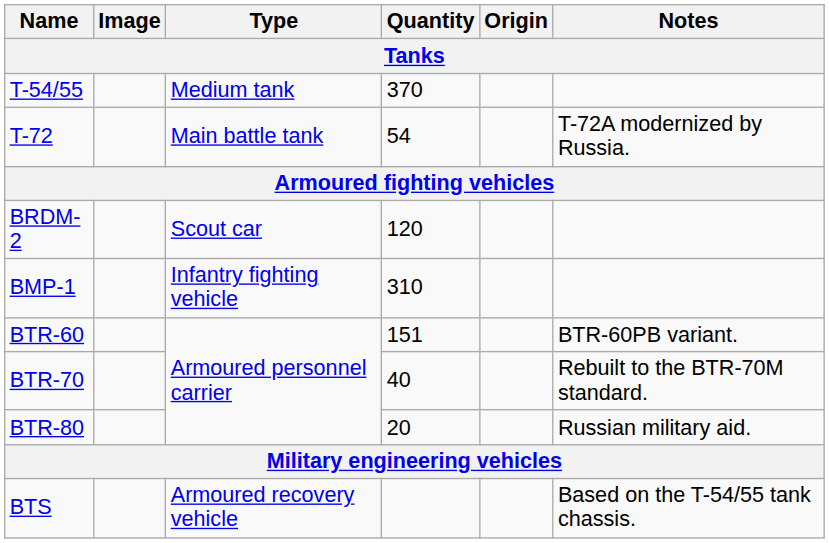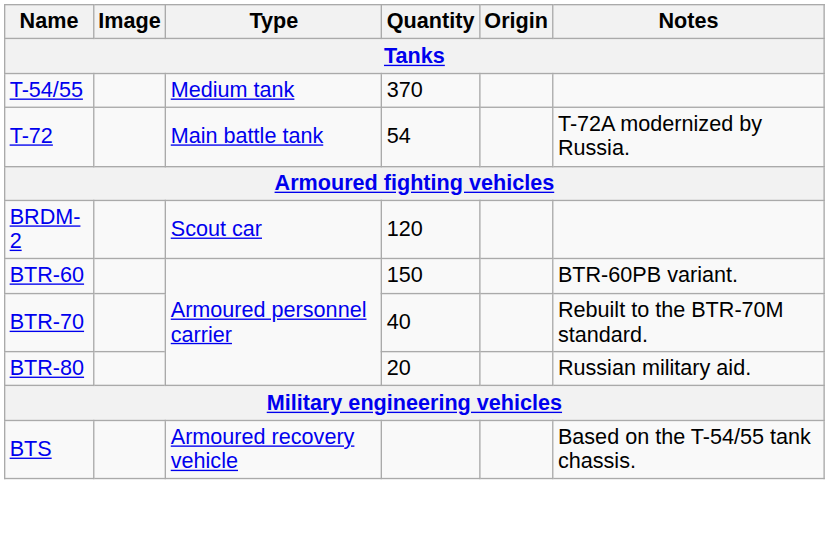- row: (43, 287)
(405, 334) 151 -> (405, 275) 150
